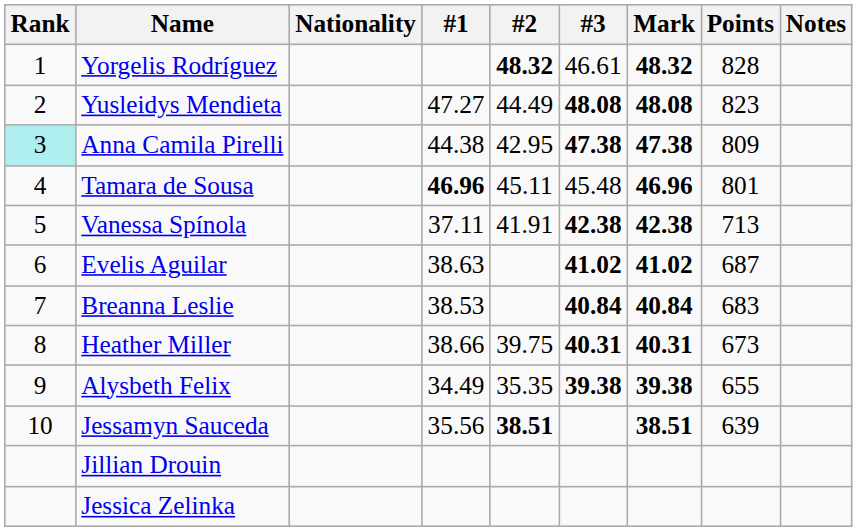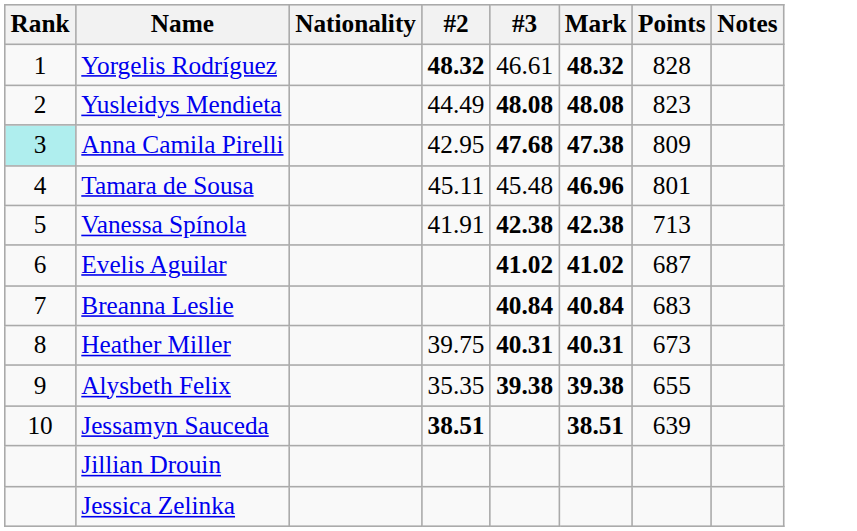- column: (456, 24)
(593, 144) 47.38 -> (525, 144) 47.68
